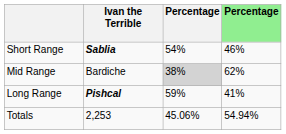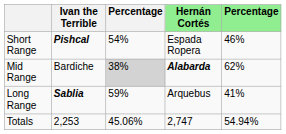+ column: (193, 18)
(101, 50) Sablia -> (71, 39) Pishcal
(103, 93) Pishcal -> (69, 94) Sablia
